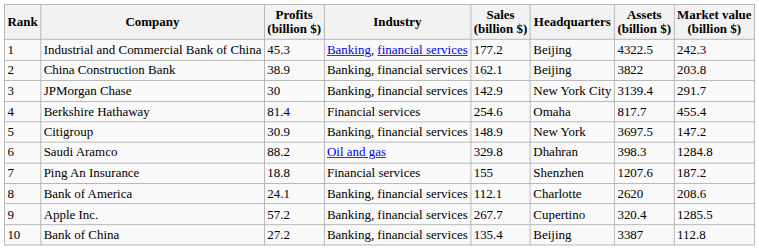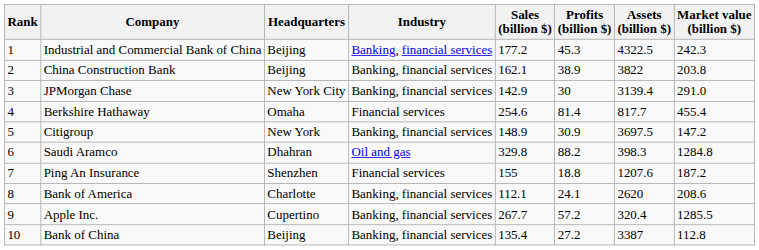columns swapped: (572, 22) <-> (294, 22)
(692, 91) 291.7 -> (692, 91) 291.0
